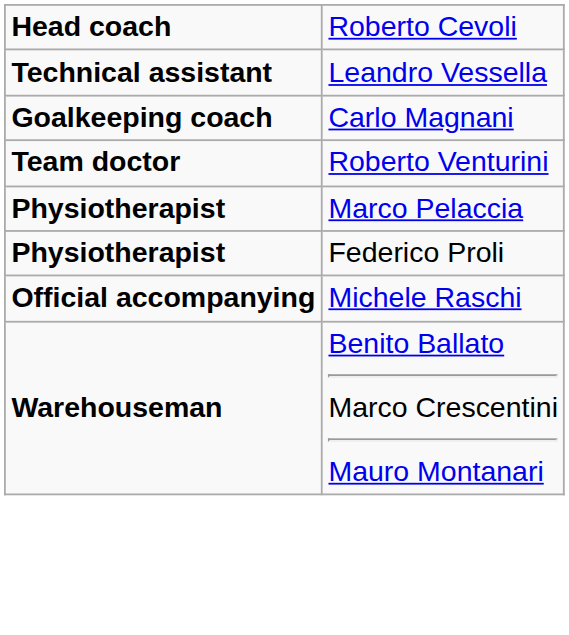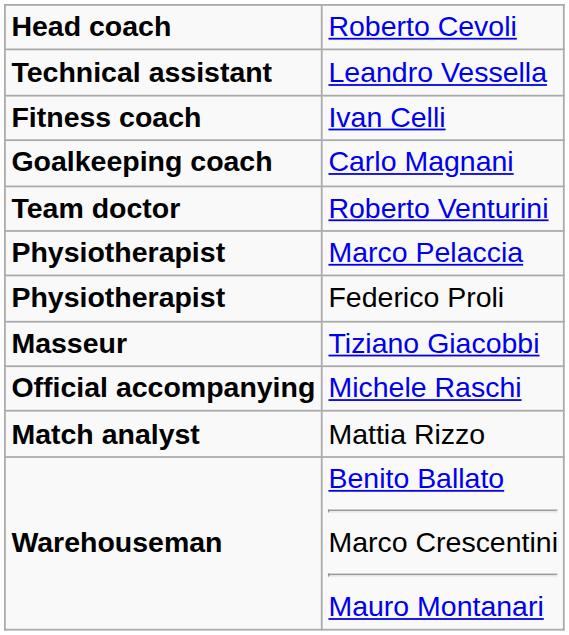+ row: (387, 117)
+ row: (434, 343)
+ row: (407, 433)
